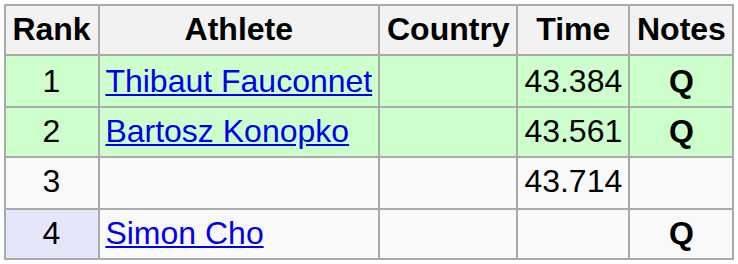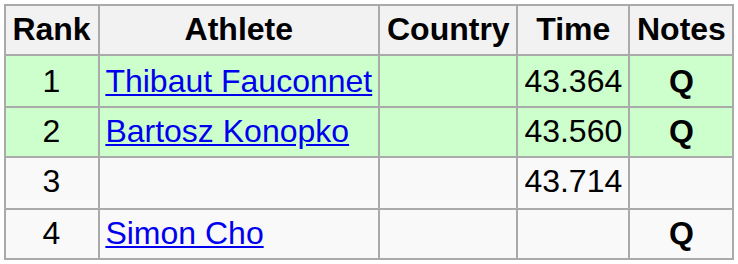(573, 80) 43.384 -> (573, 80) 43.364
(573, 131) 43.561 -> (573, 131) 43.560
(52, 232) lavender background -> (52, 232) no background
